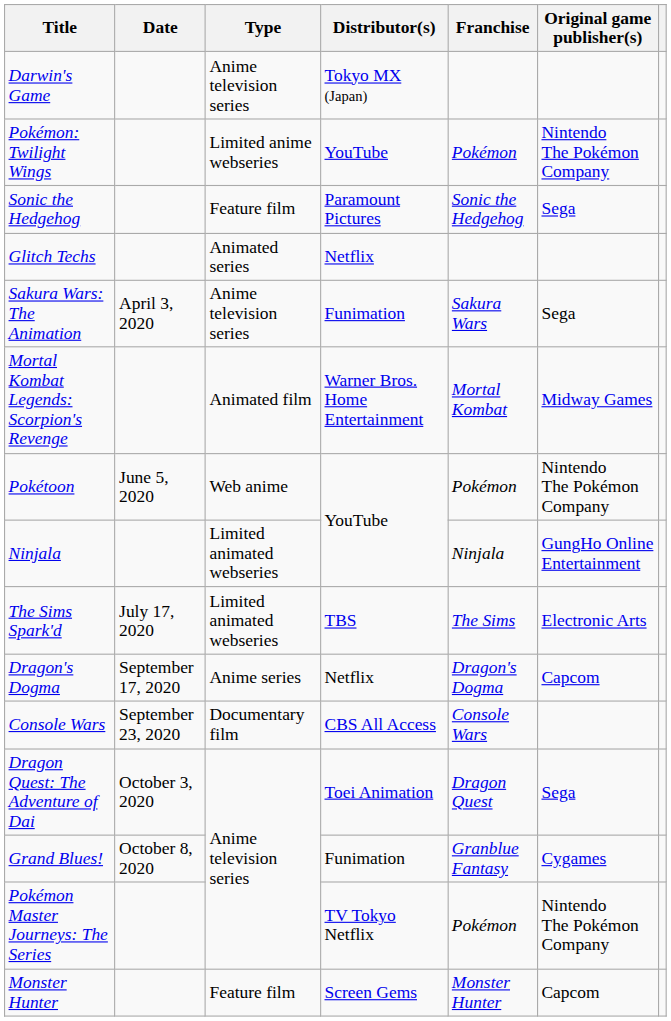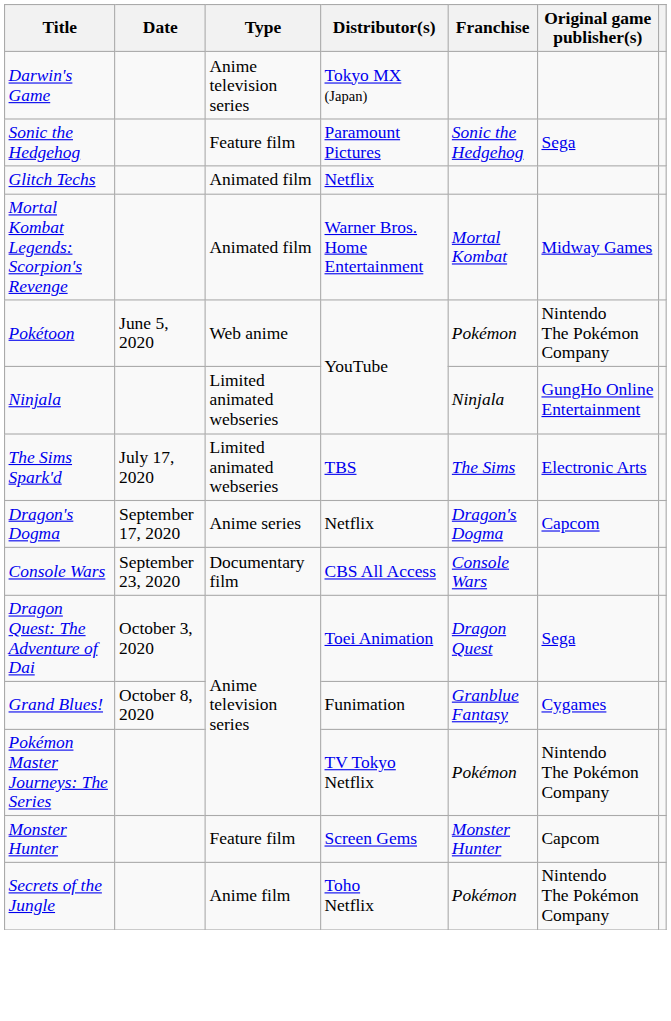- row: (44, 152)
(244, 256) Animated series -> (261, 179) Animated film
- row: (56, 313)
+ row: (55, 896)
